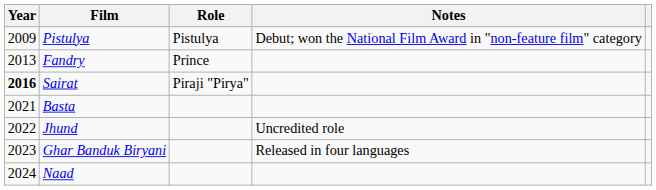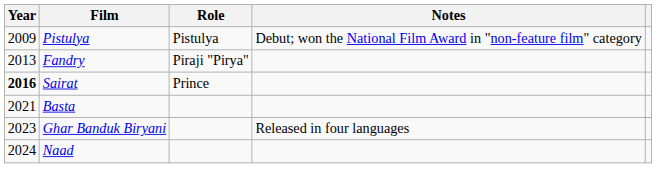(191, 60) Prince -> (211, 60) Piraji "Pirya"
(211, 83) Piraji "Pirya" -> (191, 83) Prince
- row: (60, 128)
